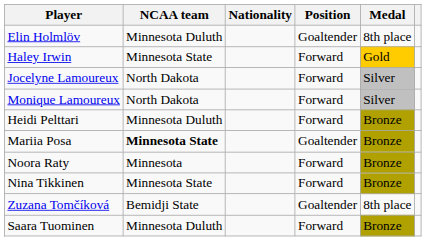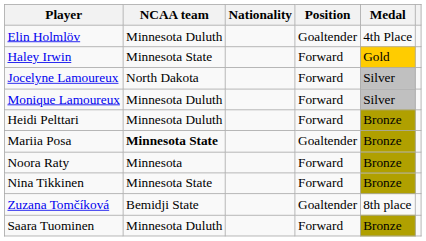(387, 36) 8th place -> (388, 36) 4th Place
(162, 99) North Dakota -> (174, 99) Minnesota Duluth
